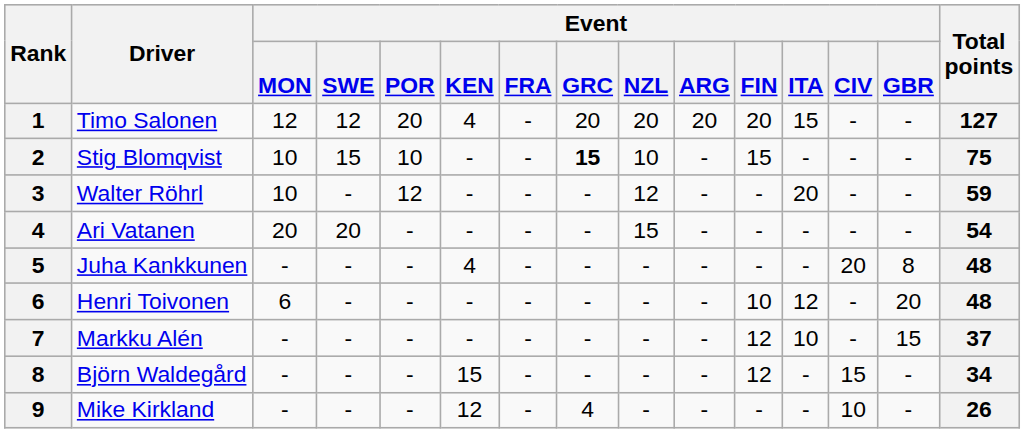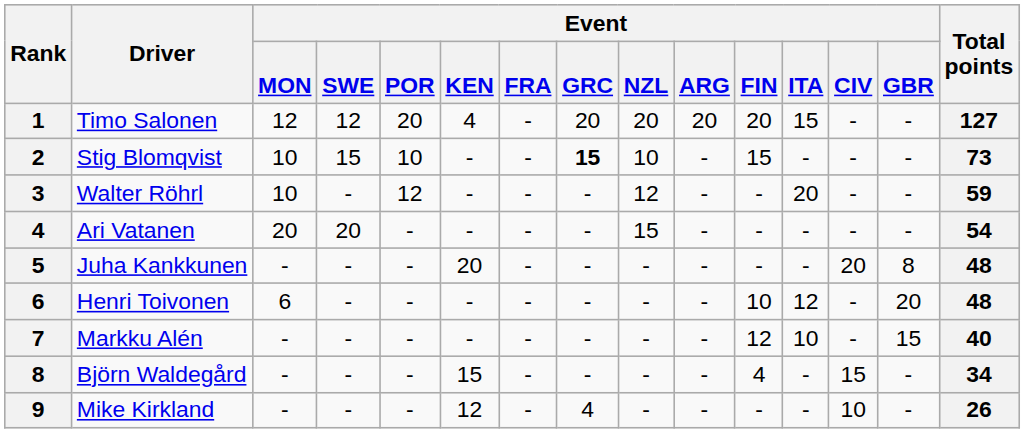(979, 157) 75 -> (979, 157) 73
(470, 266) 4 -> (470, 266) 20
(979, 338) 37 -> (979, 338) 40
(759, 374) 12 -> (759, 374) 4
